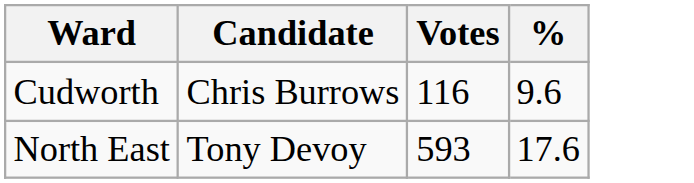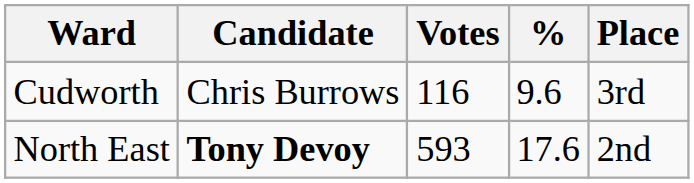+ column: (638, 33)
(277, 148) normal -> (278, 148) bold
